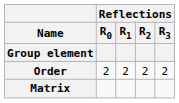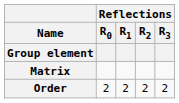rows swapped: (50, 71) <-> (50, 89)
